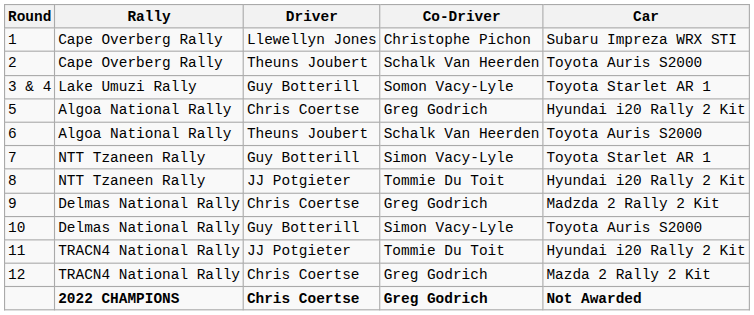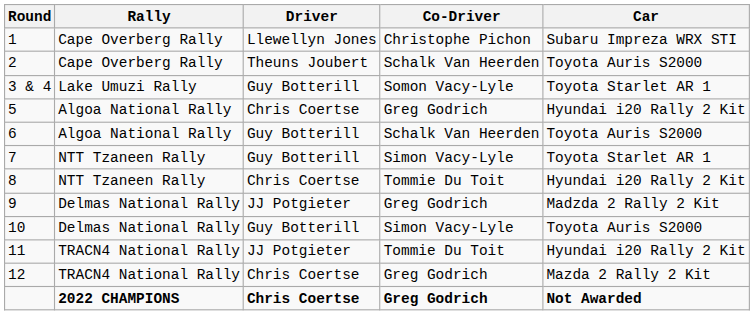(307, 134) Theuns Joubert -> (303, 134) Guy Botterill
(299, 181) JJ Potgieter -> (303, 181) Chris Coertse
(303, 204) Chris Coertse -> (299, 204) JJ Potgieter
